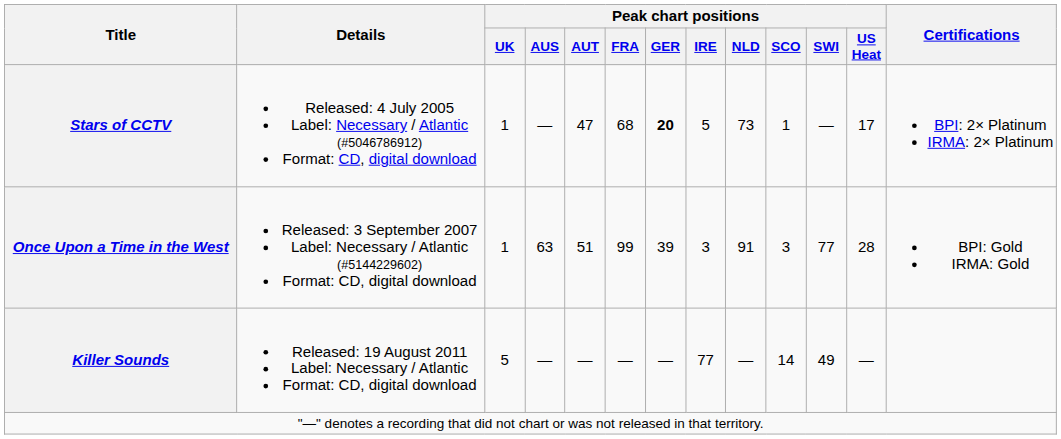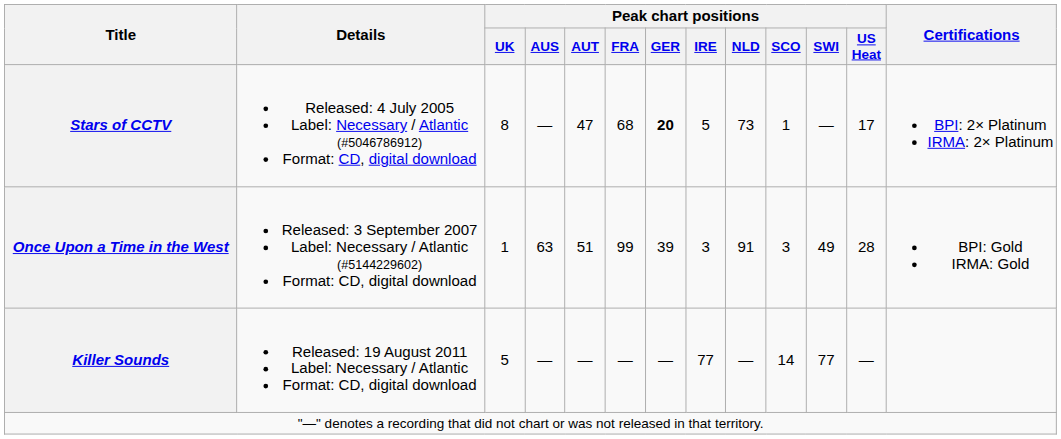(505, 125) 1 -> (505, 125) 8
(826, 247) 77 -> (826, 247) 49
(826, 360) 49 -> (826, 360) 77
